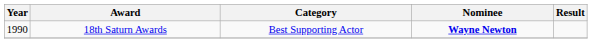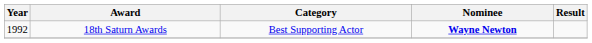(17, 29) 1990 -> (17, 29) 1992
